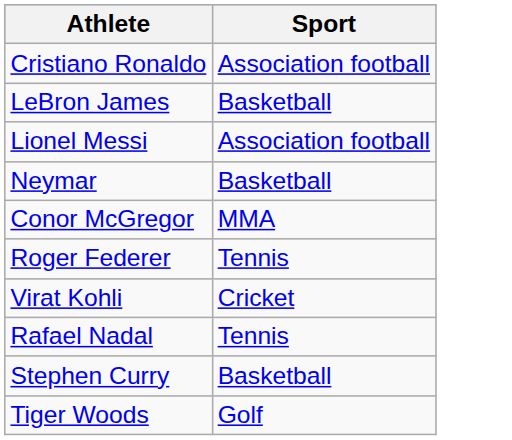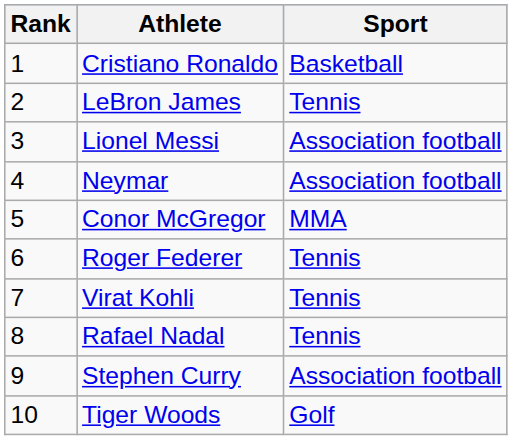+ column: (41, 24)
(324, 63) Association football -> (346, 63) Basketball
(275, 102) Basketball -> (325, 102) Tennis
(275, 180) Basketball -> (395, 180) Association football
(256, 297) Cricket -> (325, 297) Tennis
(275, 375) Basketball -> (395, 375) Association football
